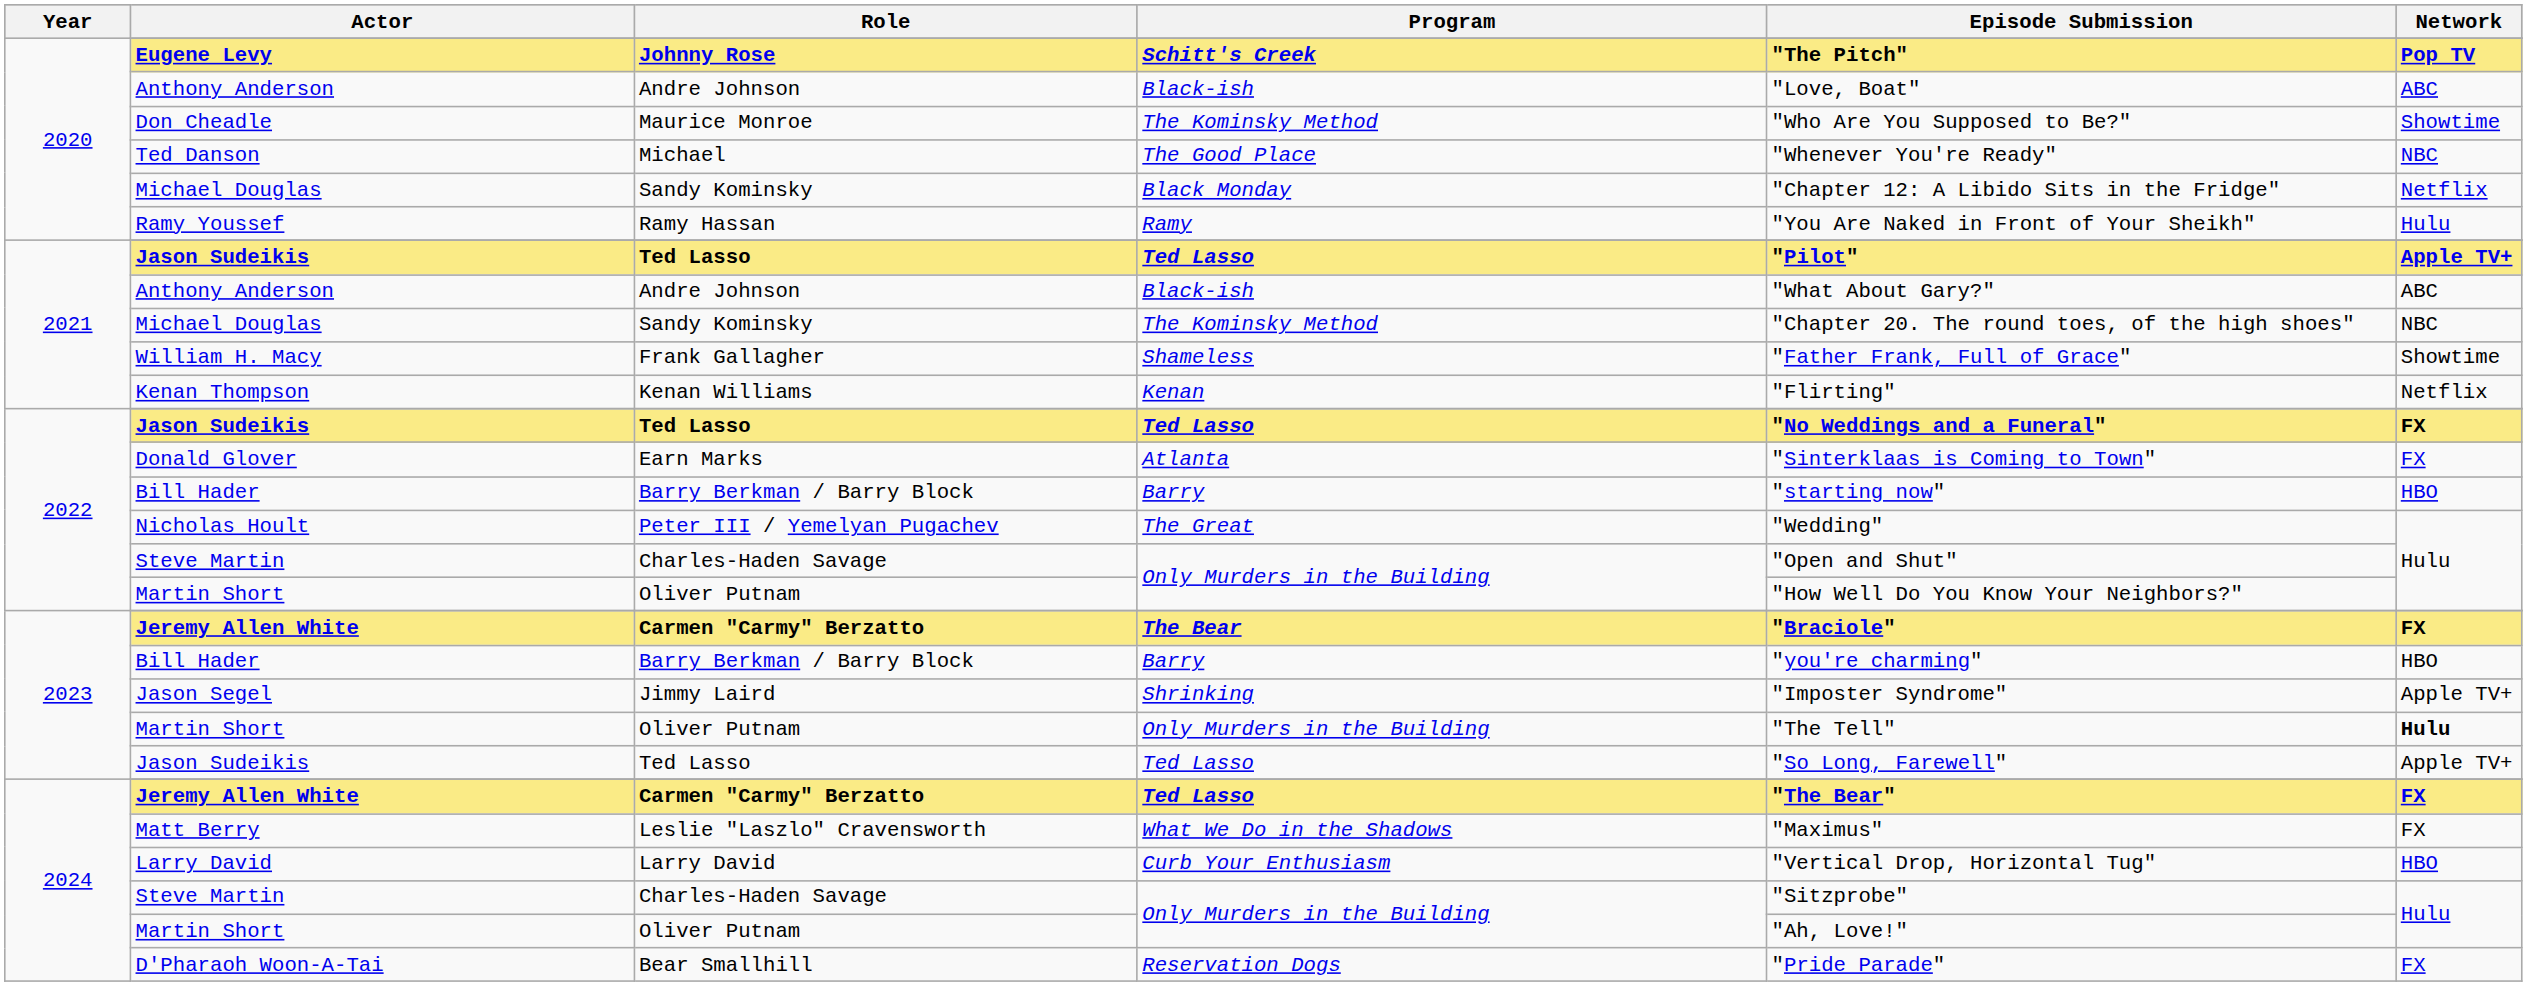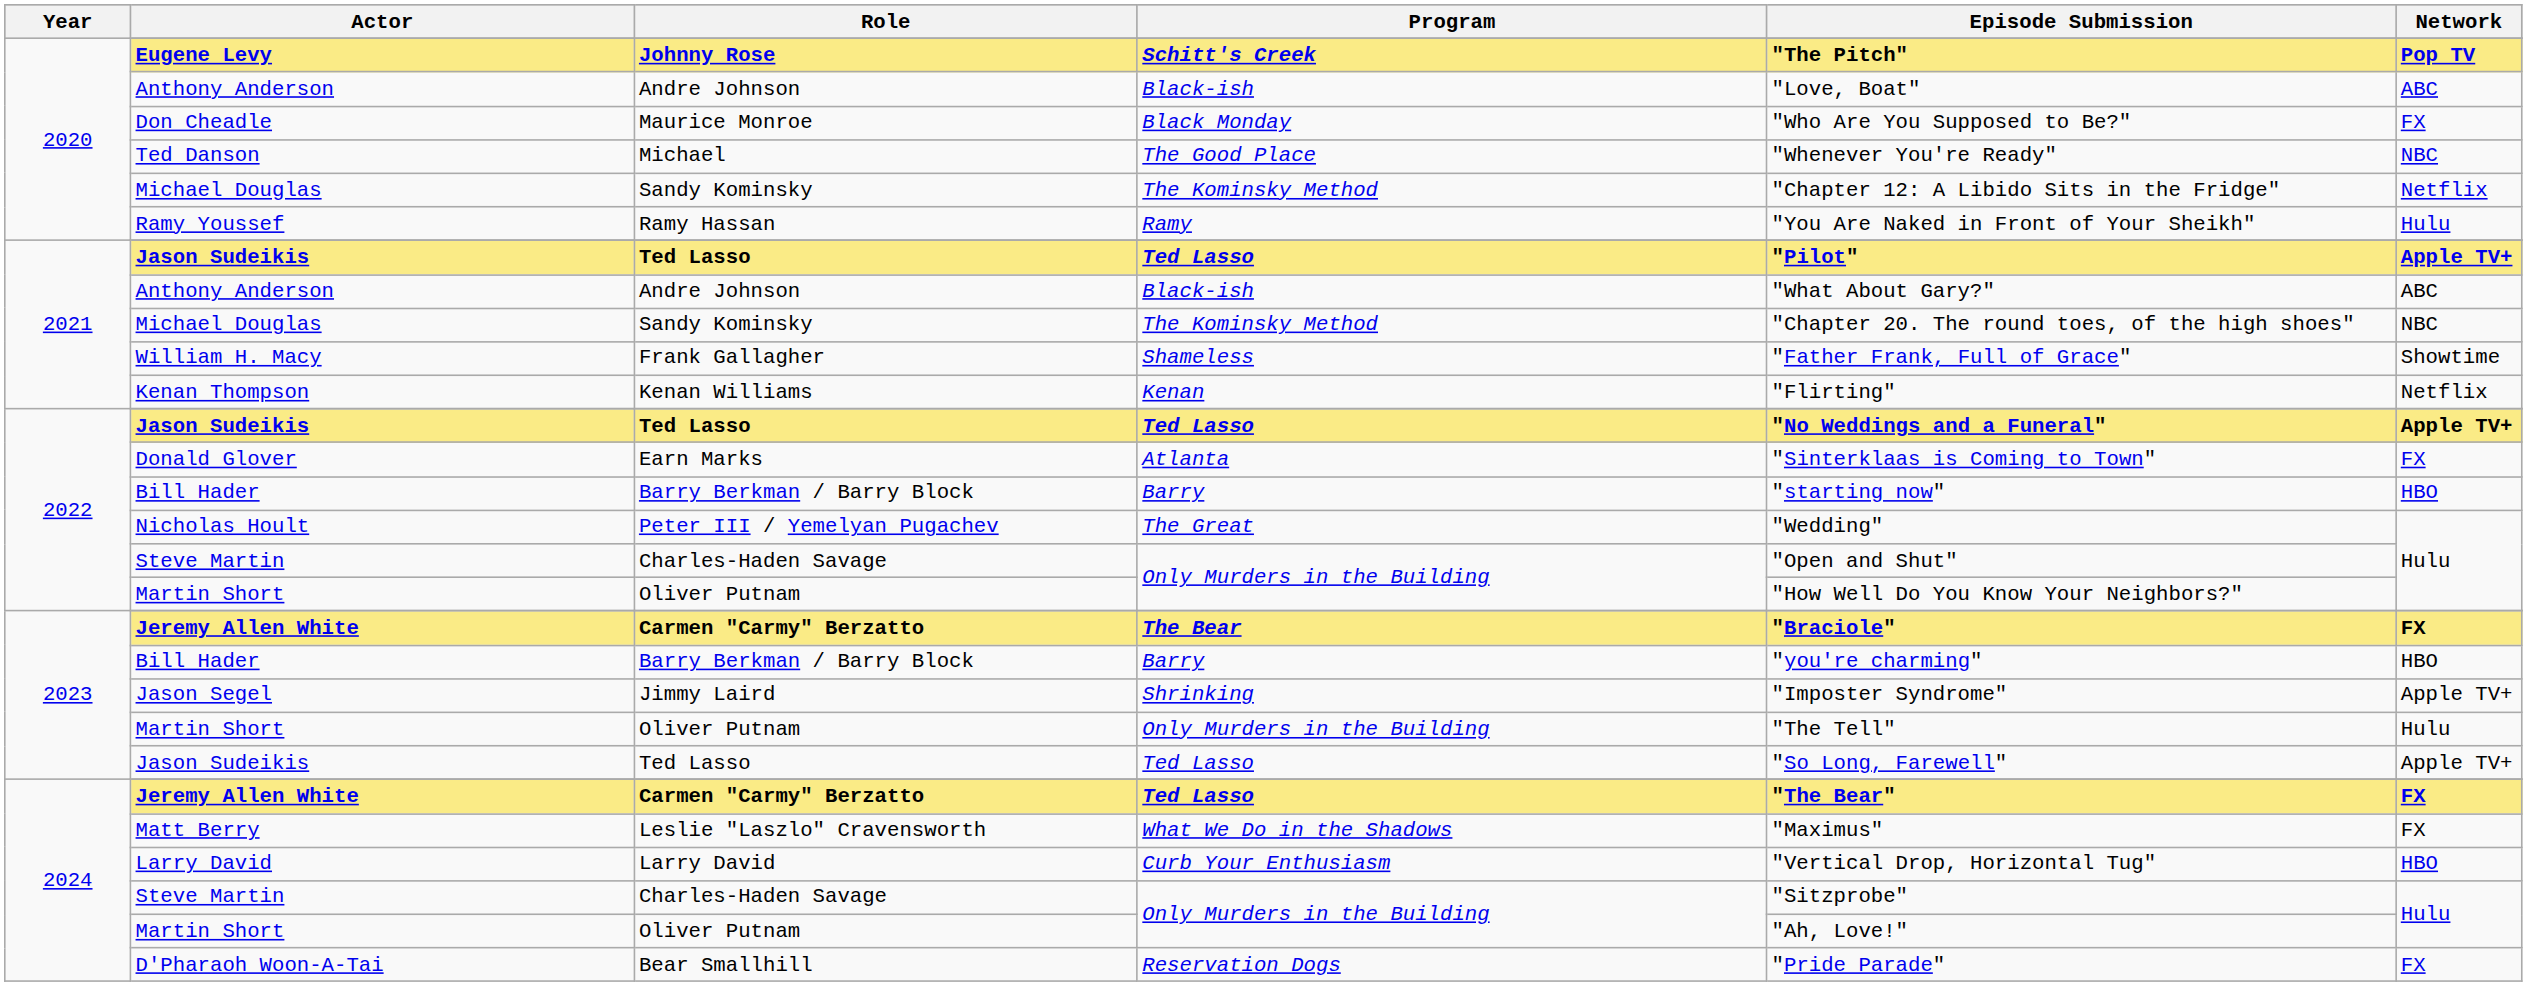(1260, 123) The Kominsky Method -> (1217, 123) Black Monday
(2450, 123) Showtime -> (2413, 123) FX
(1217, 190) Black Monday -> (1260, 190) The Kominsky Method
(2413, 426) FX -> (2457, 426) Apple TV+
(2426, 729) bold -> (2426, 729) normal
